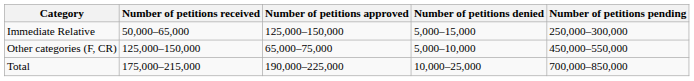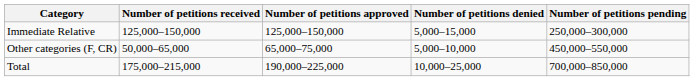(156, 31) 50,000–65,000 -> (161, 31) 125,000–150,000
(161, 48) 125,000–150,000 -> (156, 48) 50,000–65,000
